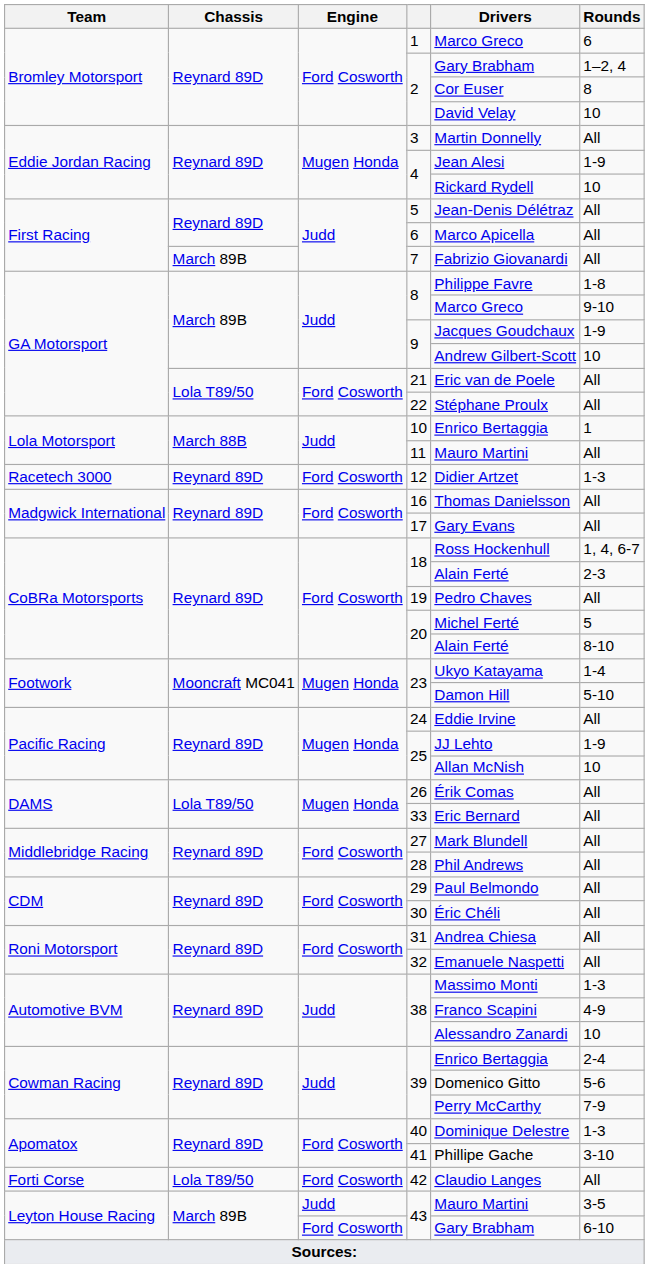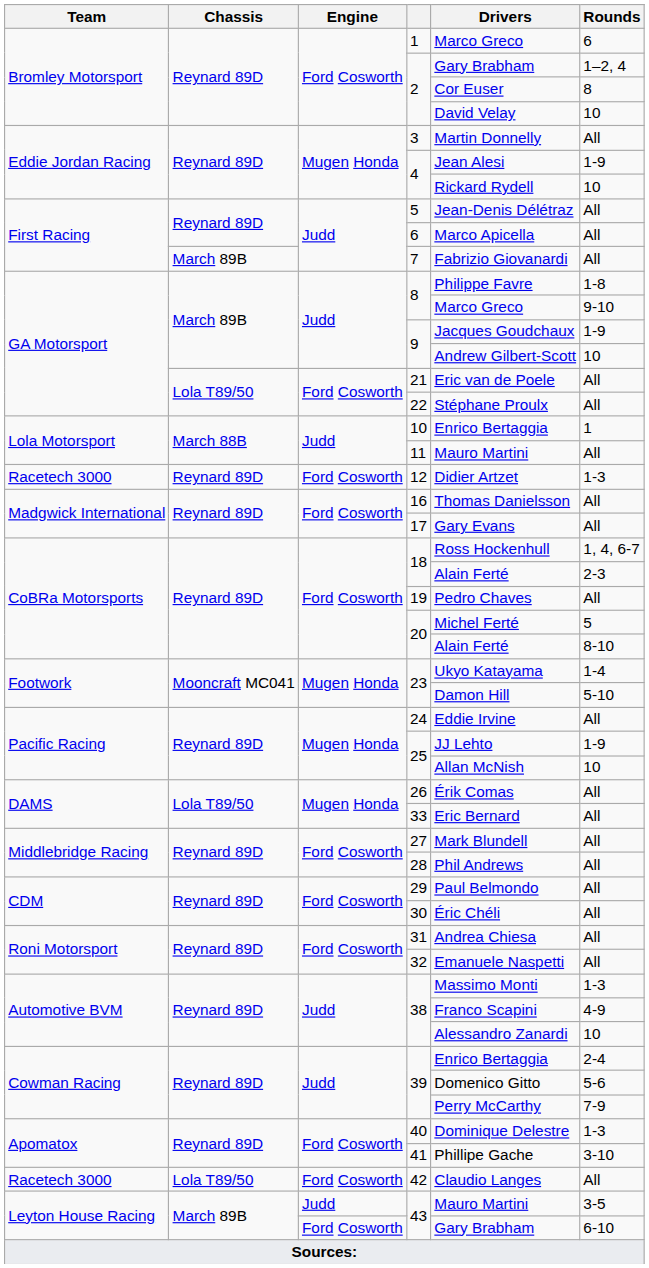(46, 1179) Forti Corse -> (60, 1179) Racetech 3000
